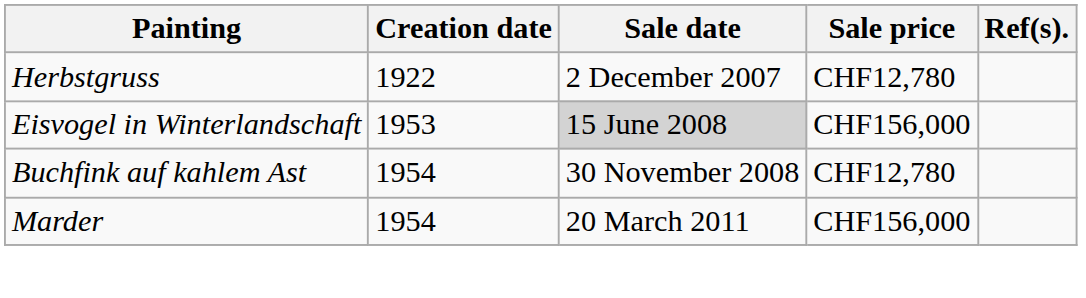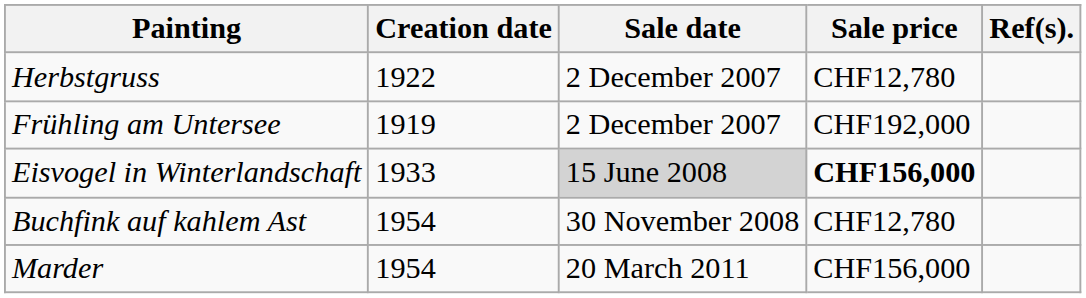+ row: (146, 124)
(406, 124) 1953 -> (406, 172) 1933
(892, 124) normal -> (894, 172) bold
